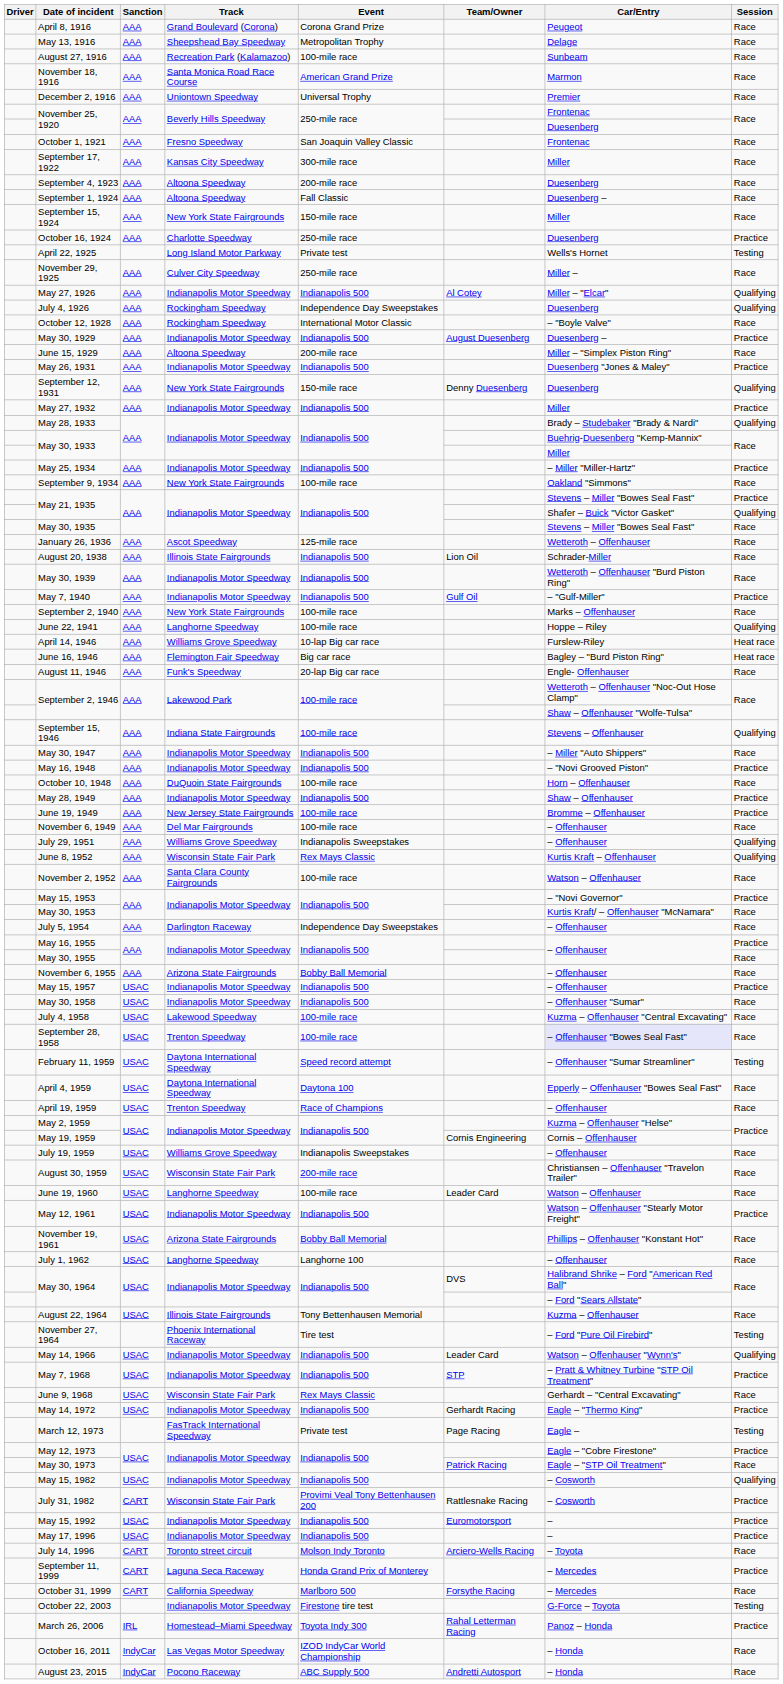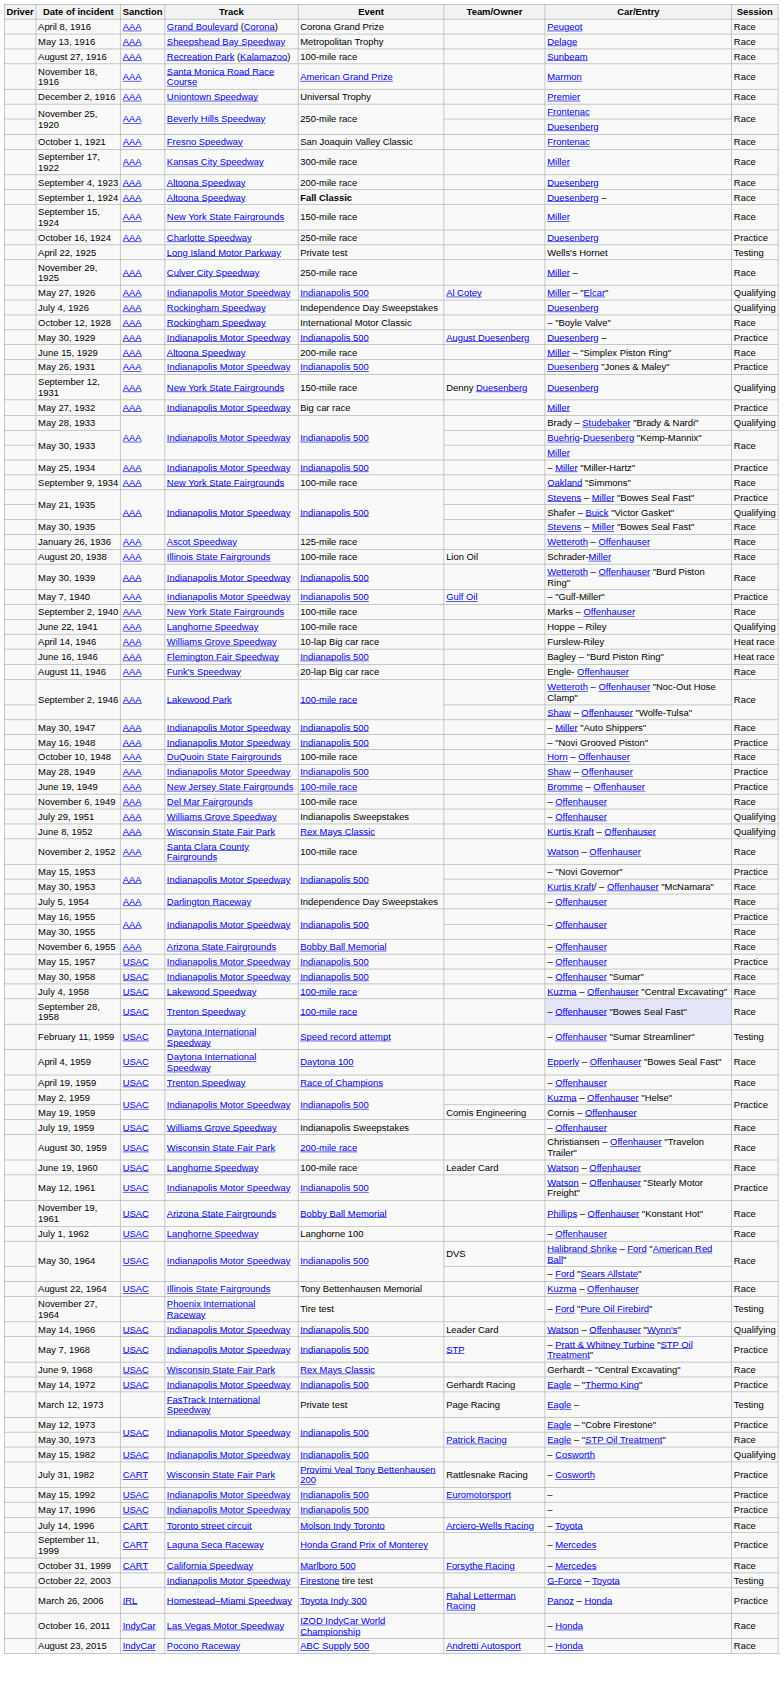(324, 197) normal -> (326, 197) bold
(334, 408) Indianapolis 500 -> (325, 408) Big car race
(334, 557) Indianapolis 500 -> (329, 557) 100-mile race
(325, 657) Big car race -> (334, 657) Indianapolis 500
- row: (69, 733)
